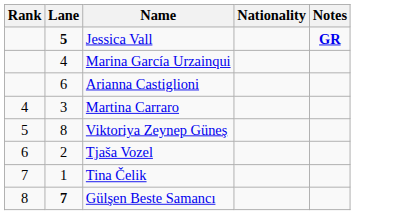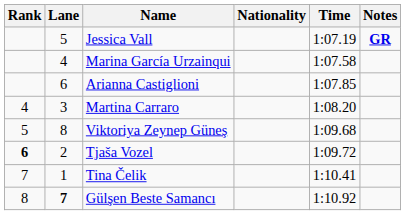+ column: (334, 15)
(64, 38) bold -> (64, 38) normal
(25, 152) normal -> (25, 152) bold
